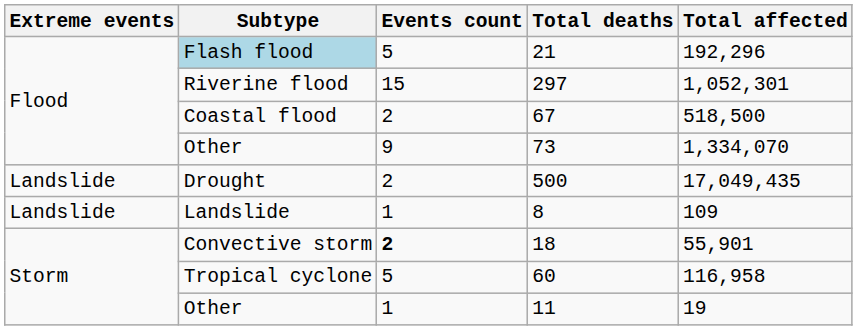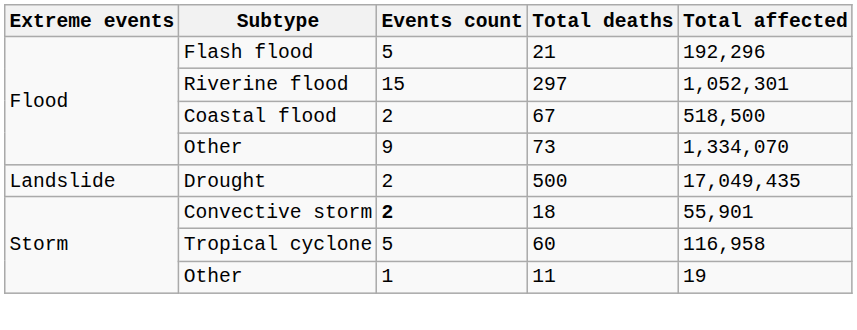(248, 53) lightblue background -> (248, 53) no background
- row: (538, 213)
